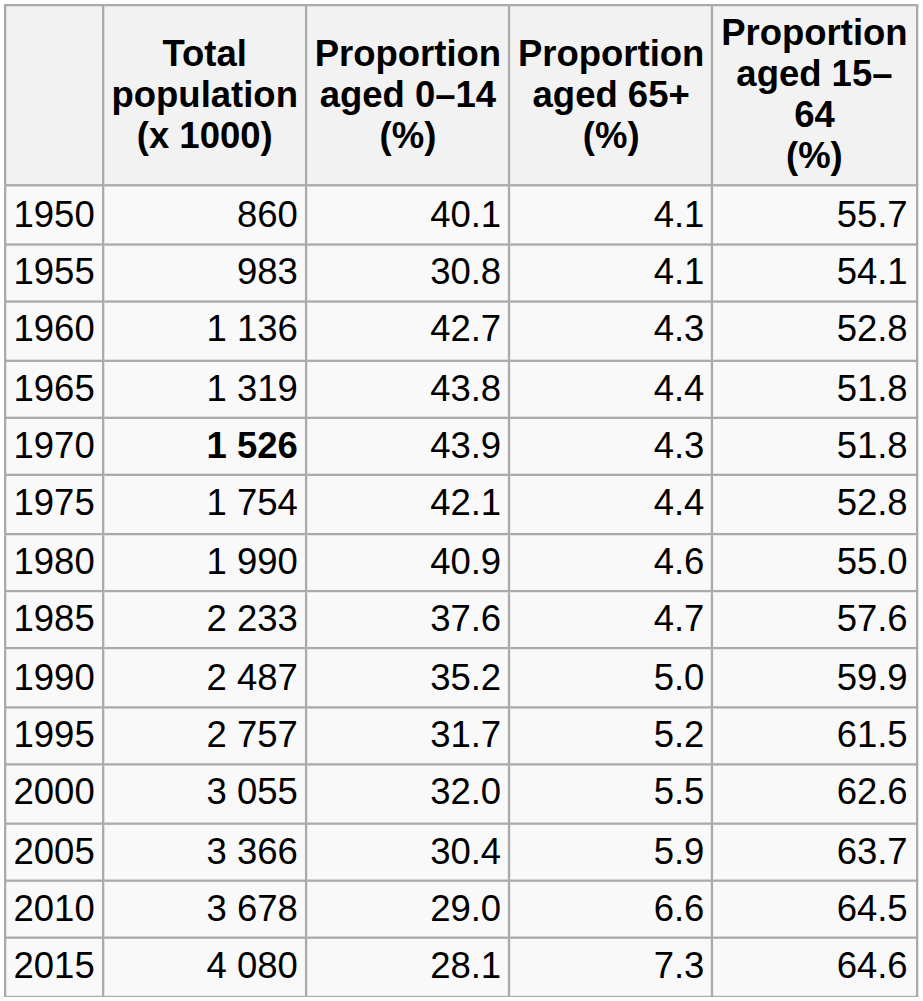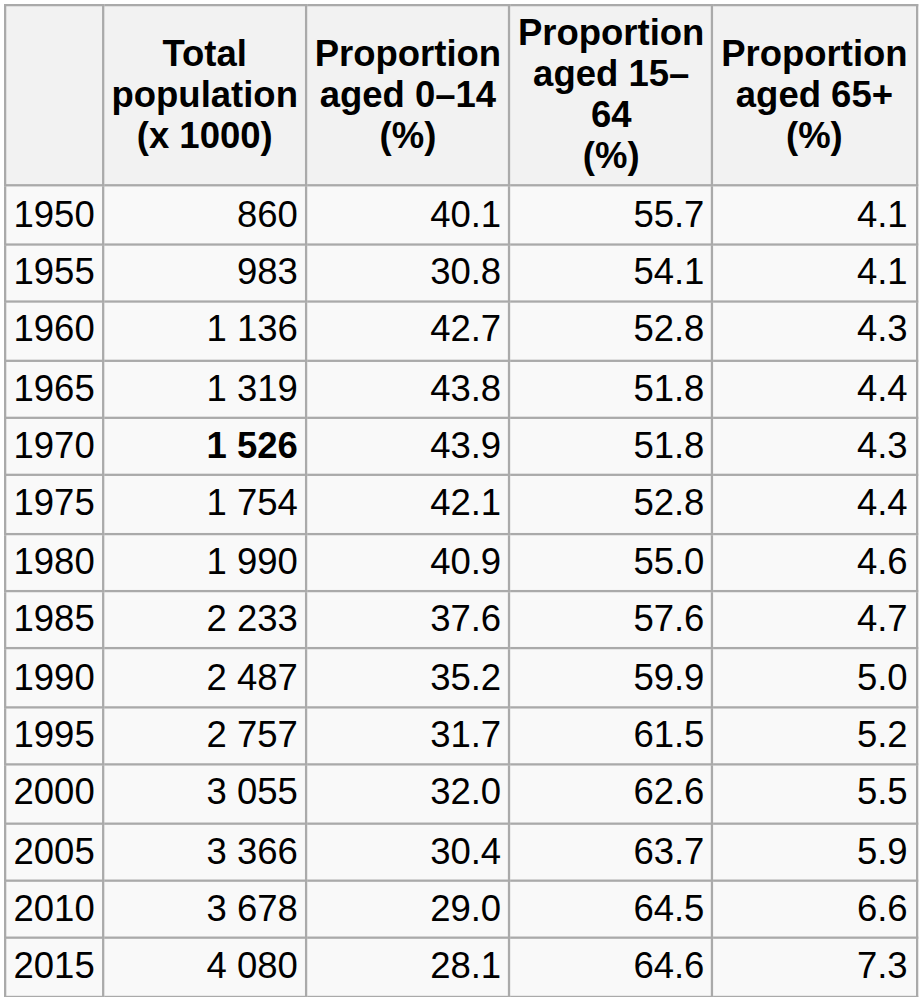columns swapped: (814, 94) <-> (611, 94)
